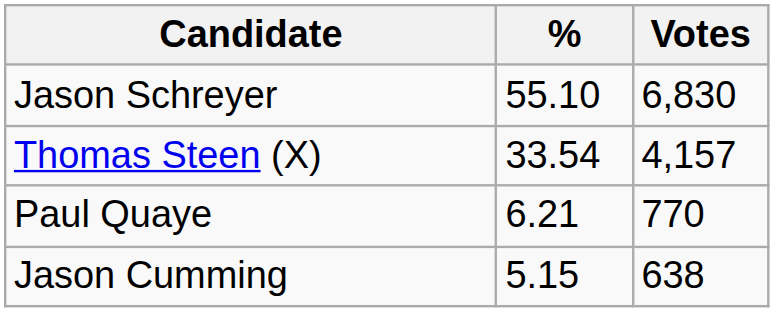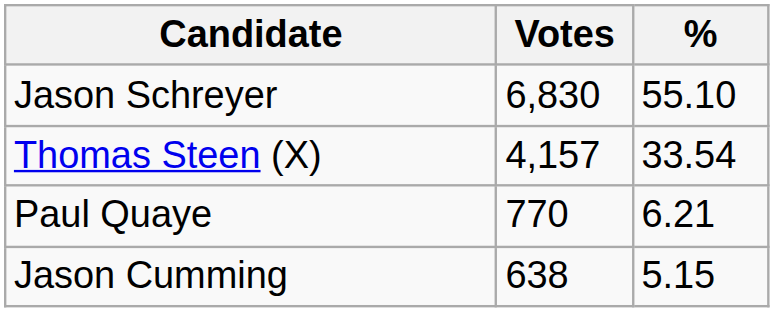columns swapped: (701, 34) <-> (565, 34)
